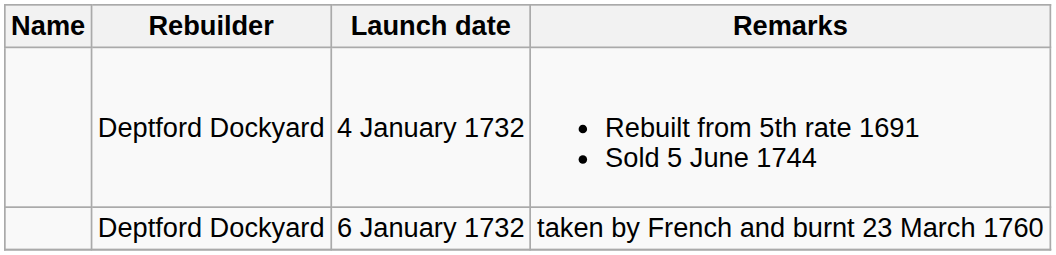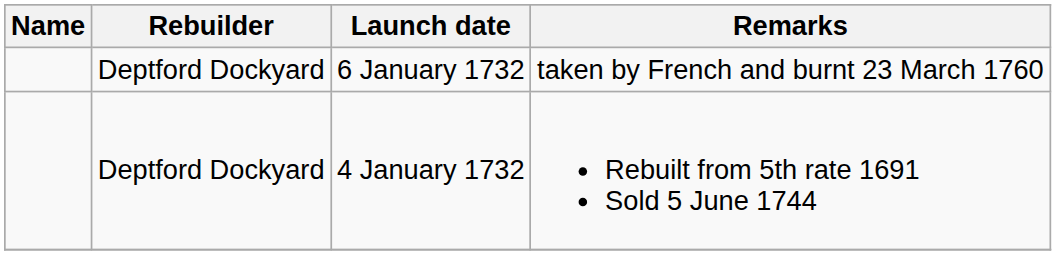rows swapped: (431, 127) <-> (431, 227)
